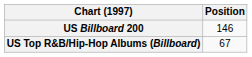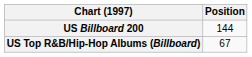(225, 28) 146 -> (225, 28) 144
